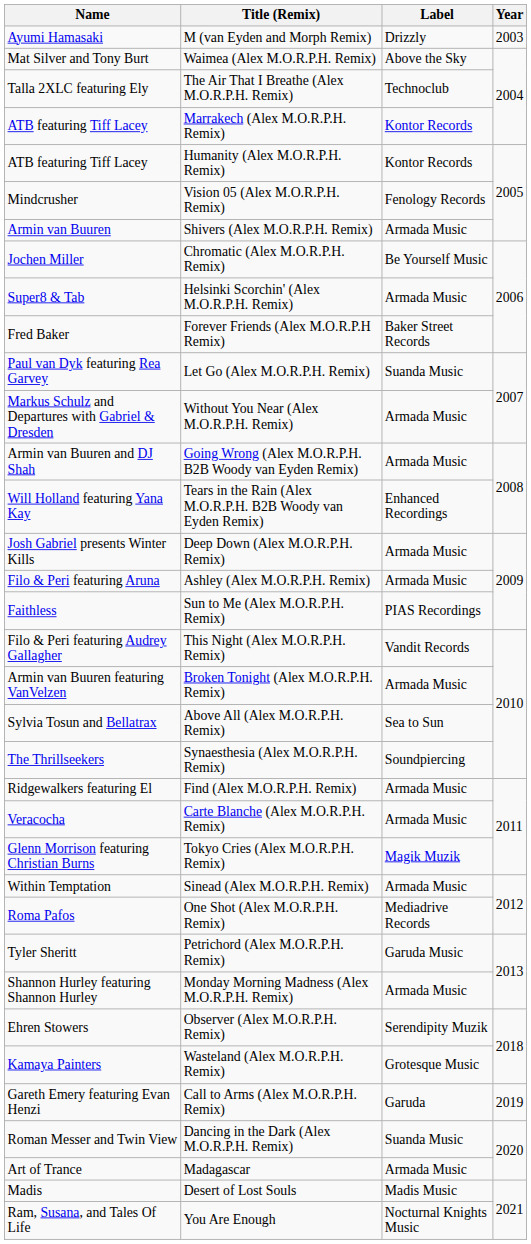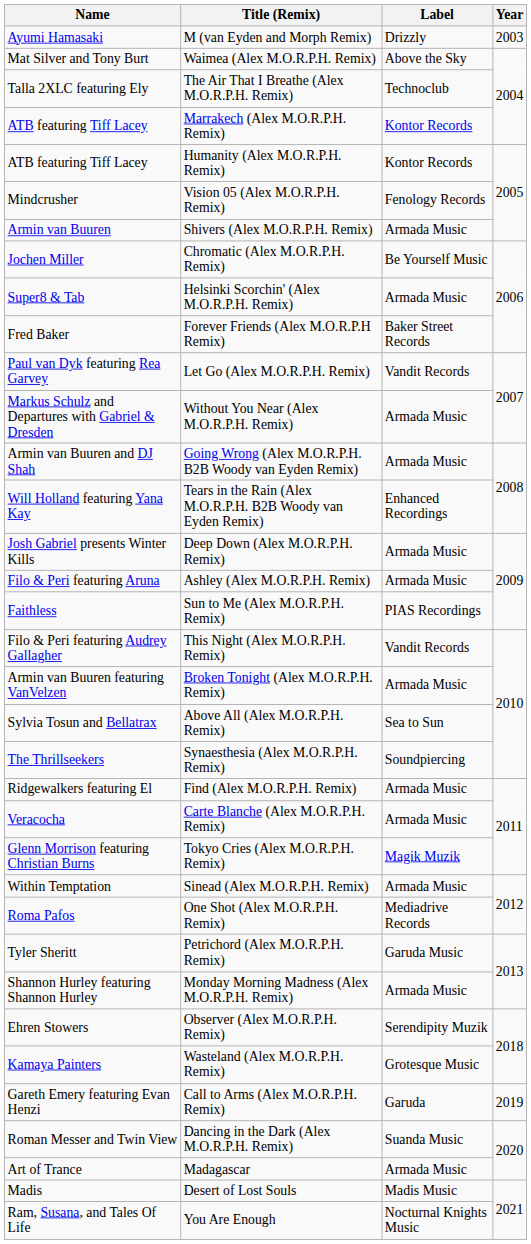(424, 371) Suanda Music -> (427, 371) Vandit Records
